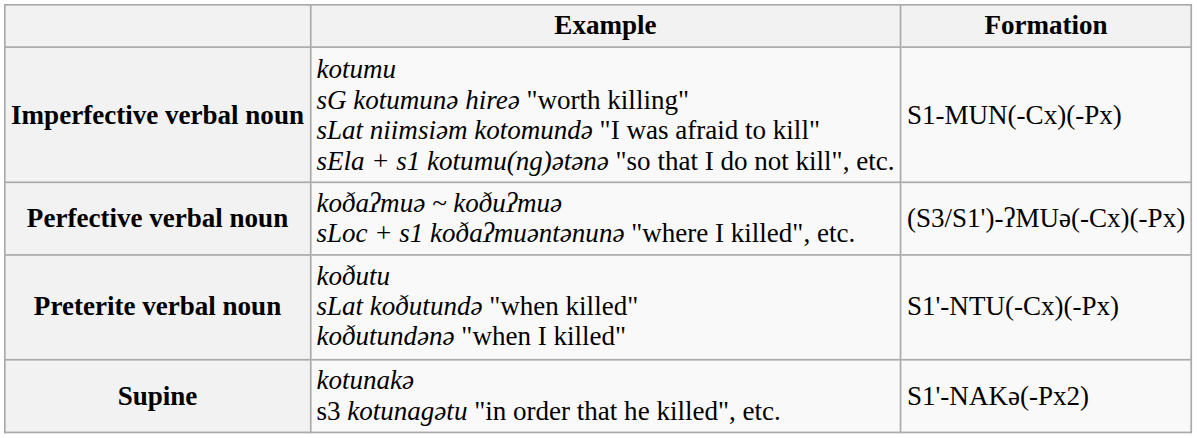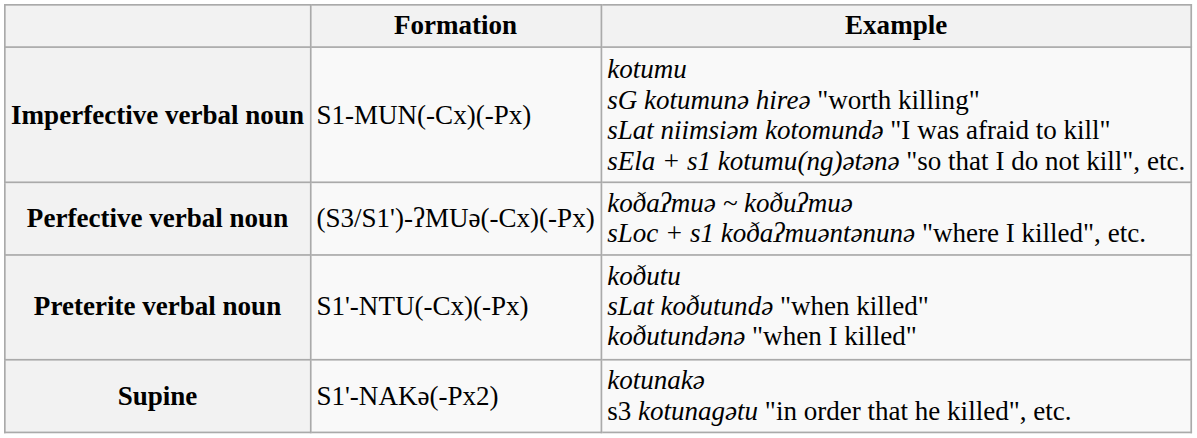columns swapped: (1046, 25) <-> (605, 25)
